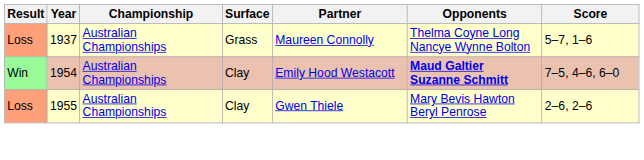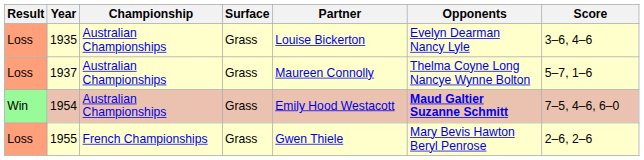+ row: (63, 40)
(237, 73) Clay -> (241, 106) Grass
(125, 106) Australian Championships -> (145, 139) French Championships
(237, 106) Clay -> (241, 139) Grass
